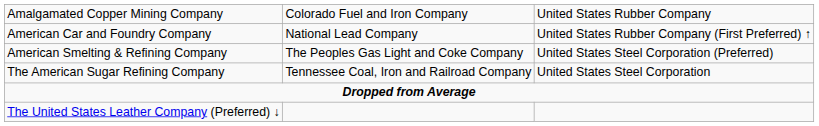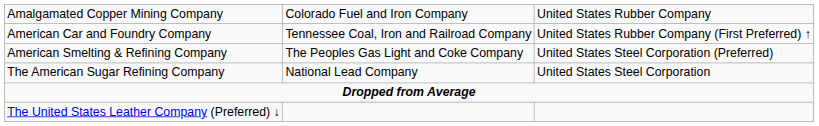(352, 33) National Lead Company -> (408, 33) Tennessee Coal, Iron and Railroad Company
(408, 72) Tennessee Coal, Iron and Railroad Company -> (352, 72) National Lead Company
